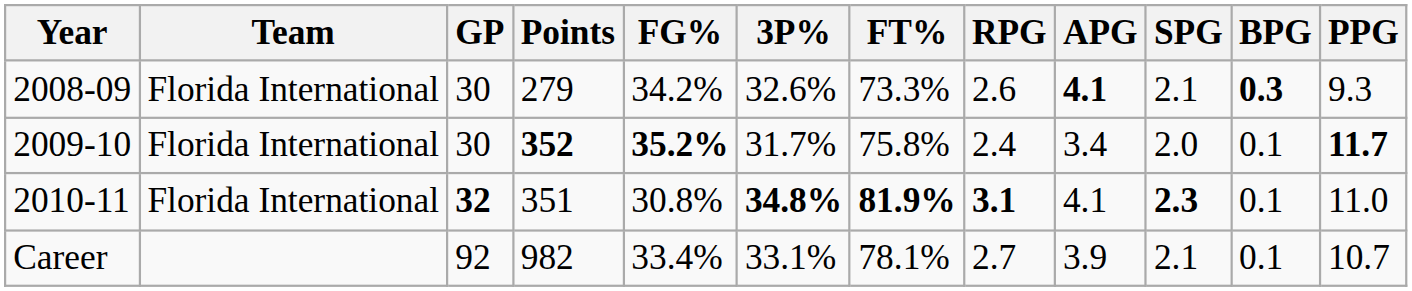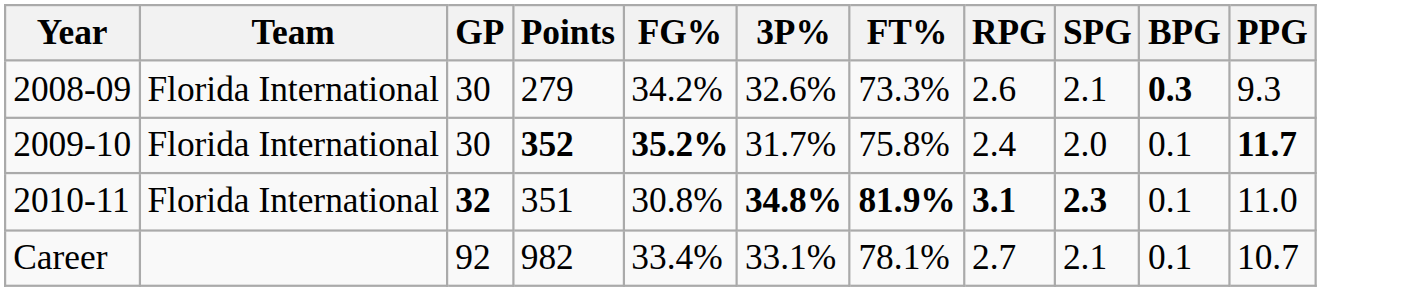- column: (1100, 32)
